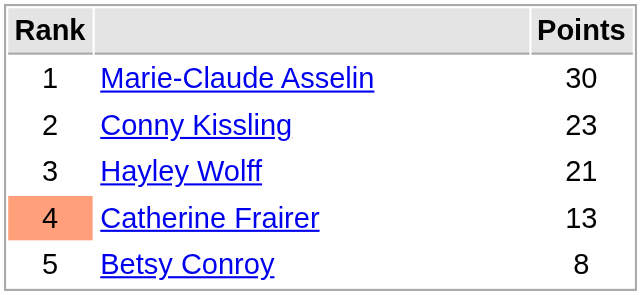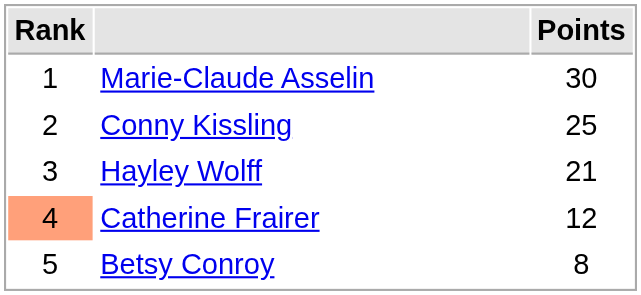(581, 125) 23 -> (581, 125) 25
(581, 218) 13 -> (581, 218) 12
